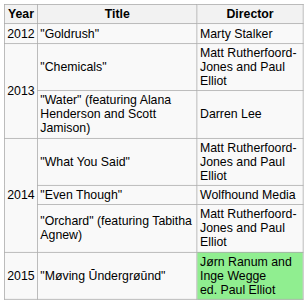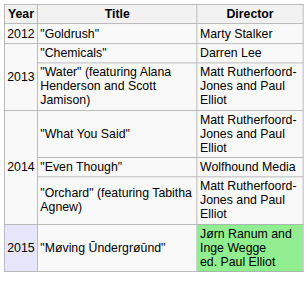(248, 67) Matt Rutherfoord-Jones and Paul Elliot -> (231, 53) Darren Lee
(231, 114) Darren Lee -> (248, 86) Matt Rutherfoord-Jones and Paul Elliot
(21, 275) no background -> (21, 248) lavender background
